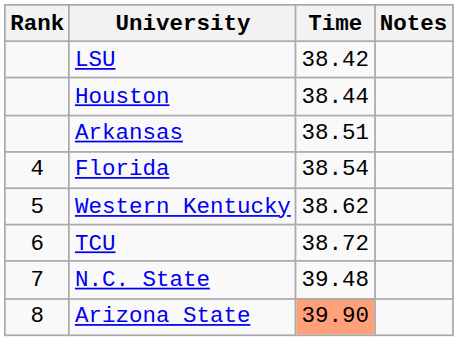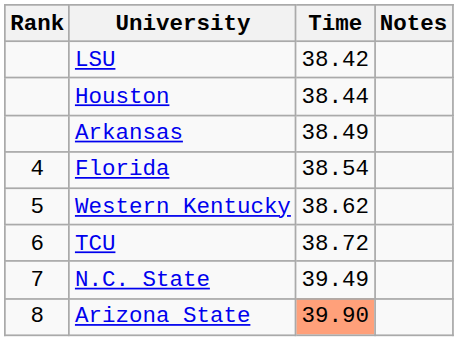(335, 133) 38.51 -> (335, 133) 38.49
(335, 280) 39.48 -> (335, 280) 39.49
